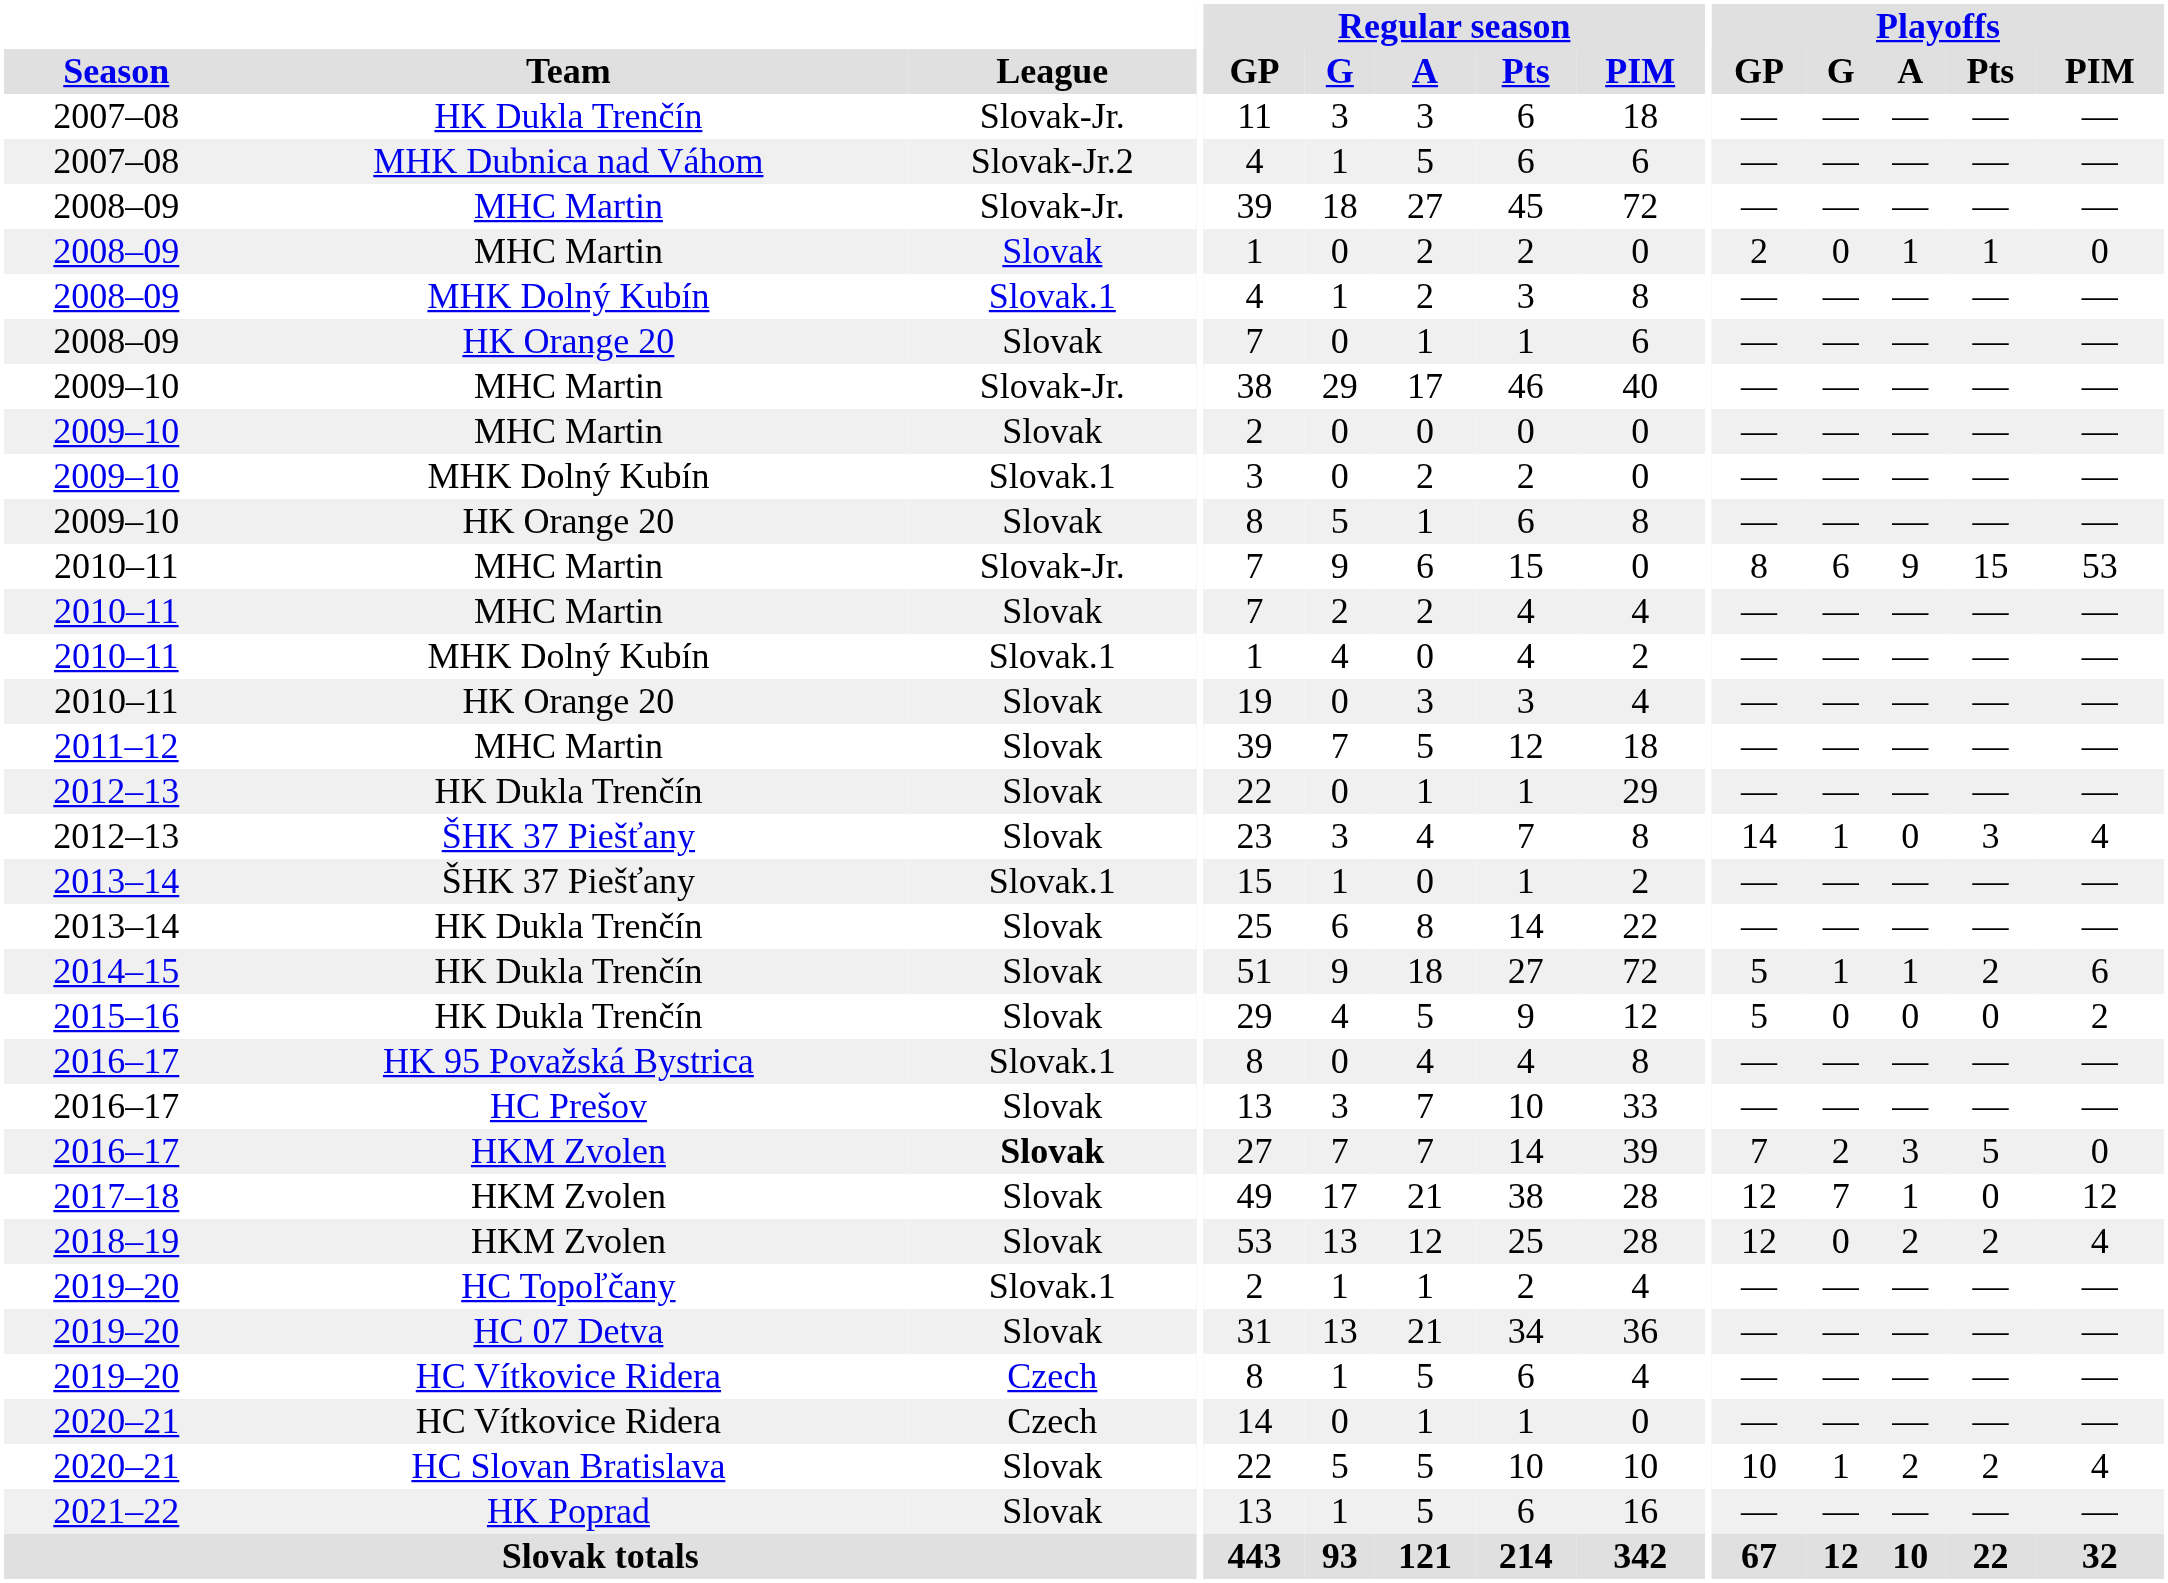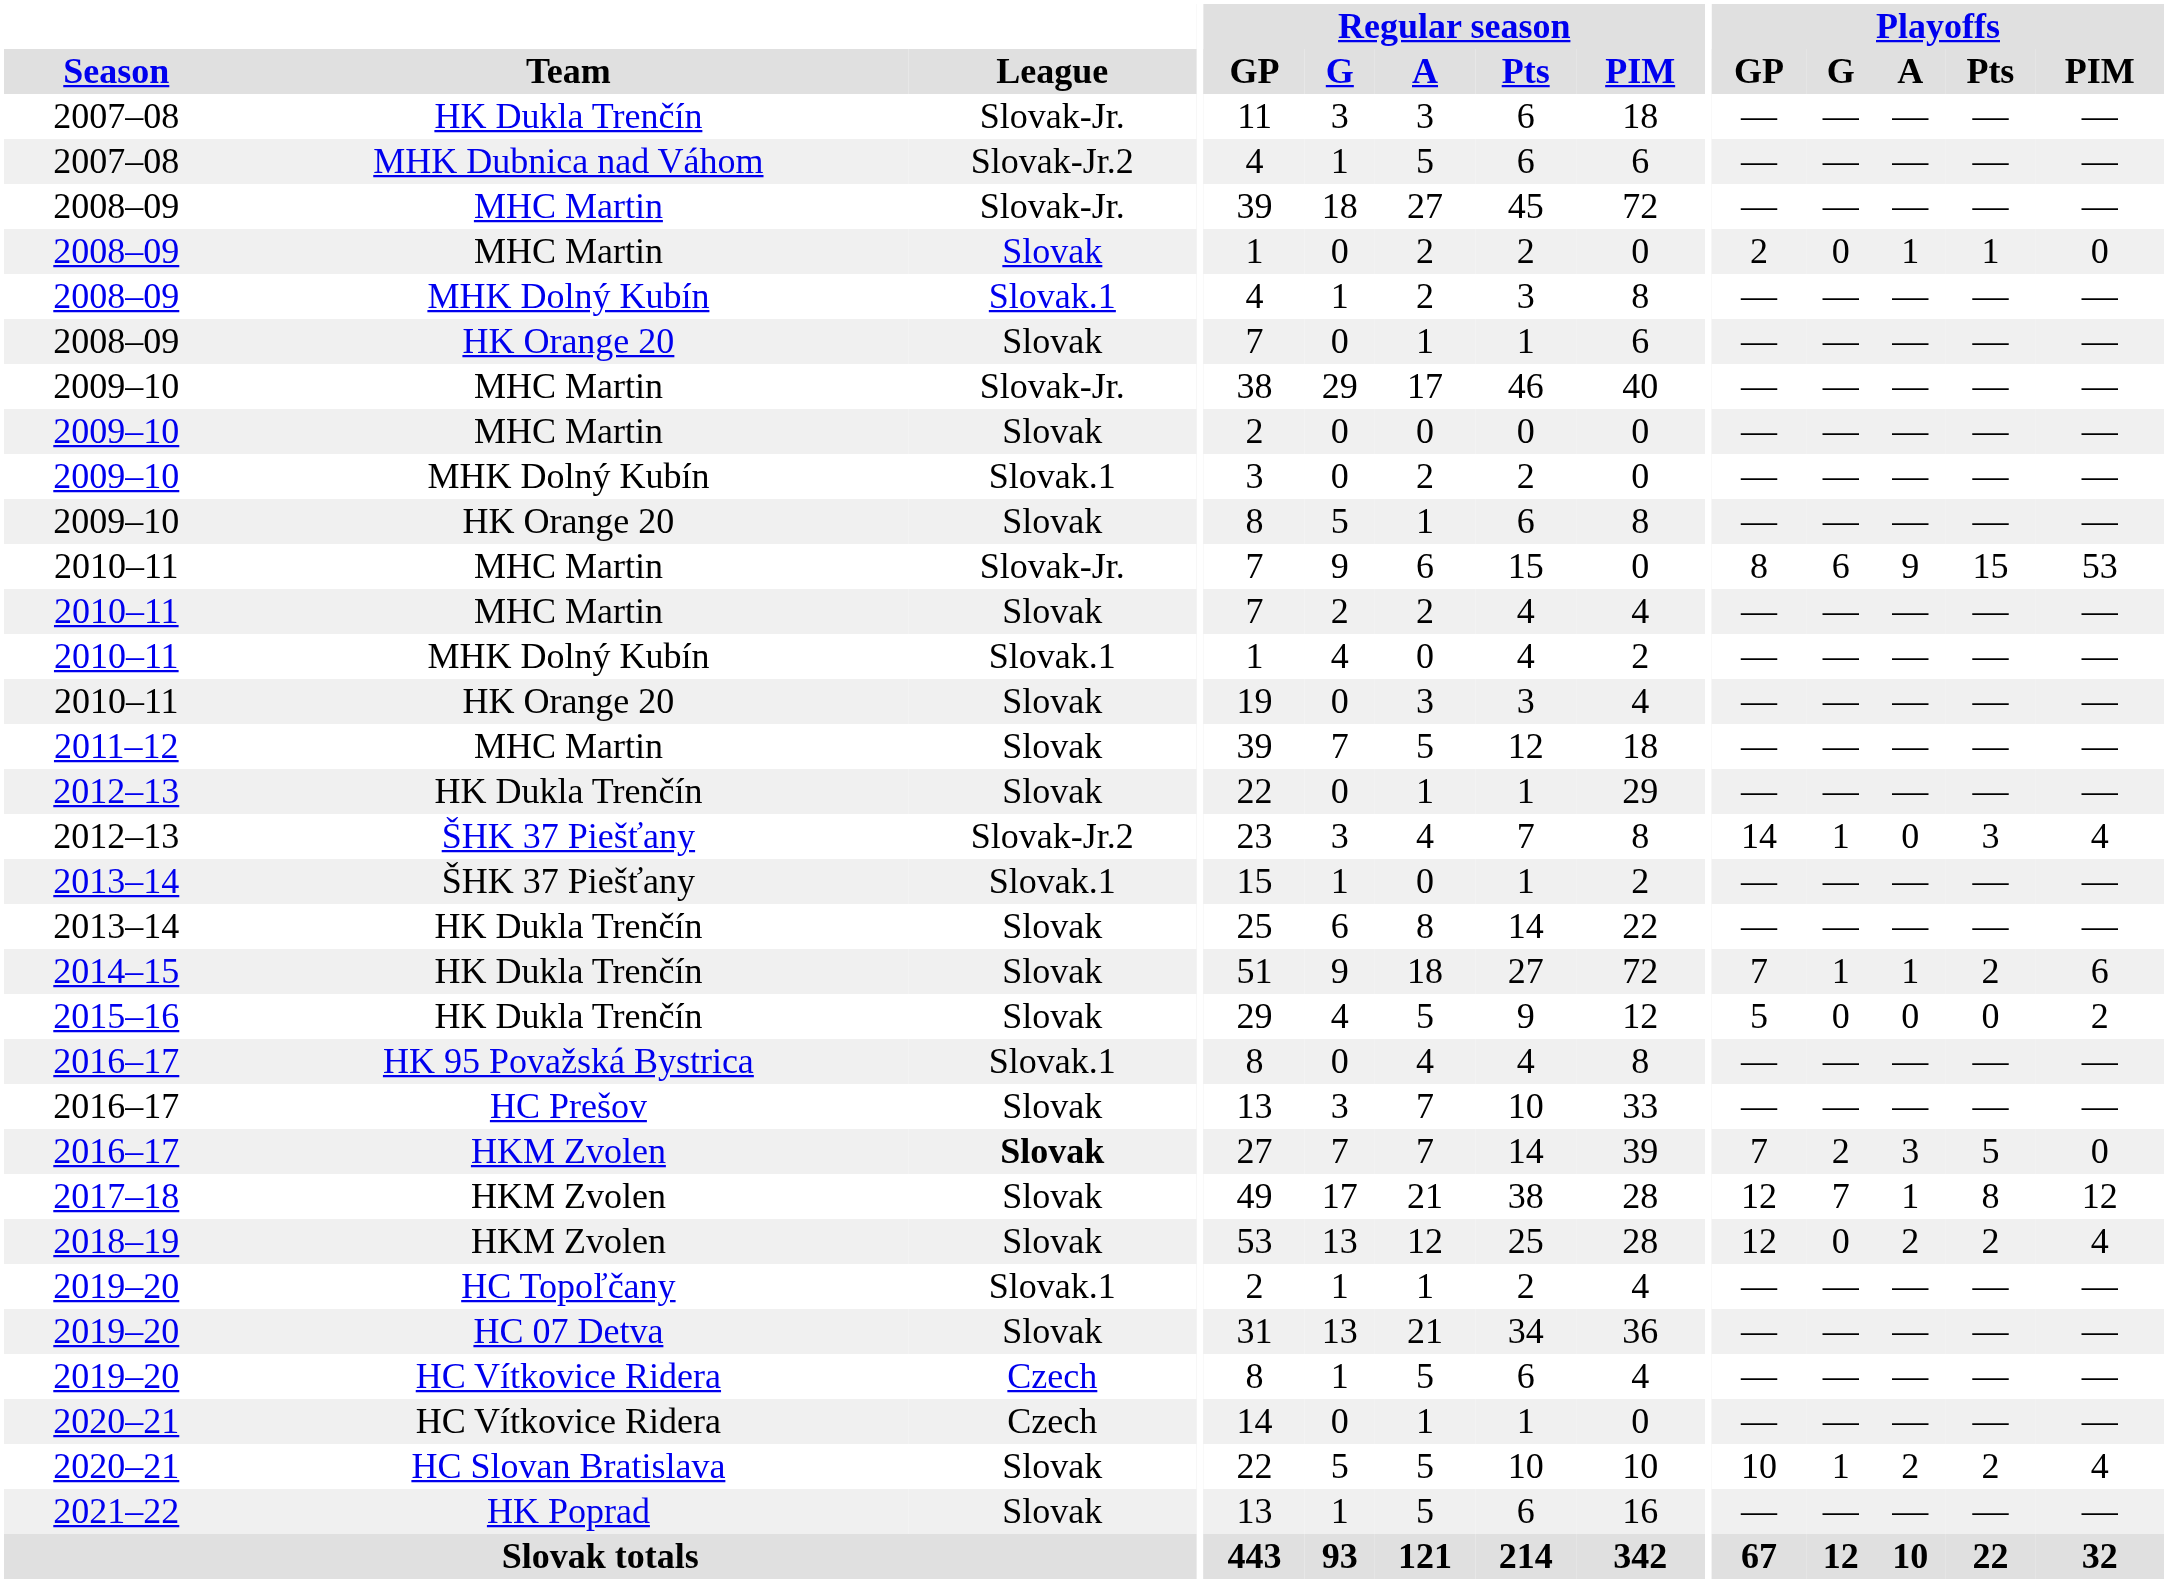(1052, 835) Slovak -> (1052, 835) Slovak-Jr.2
(1759, 970) 5 -> (1759, 970) 7
(1990, 1195) 0 -> (1990, 1195) 8
